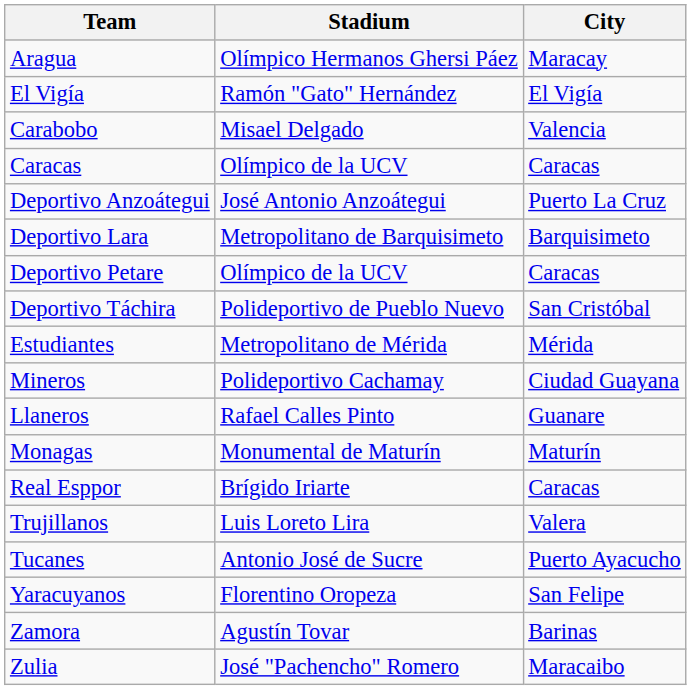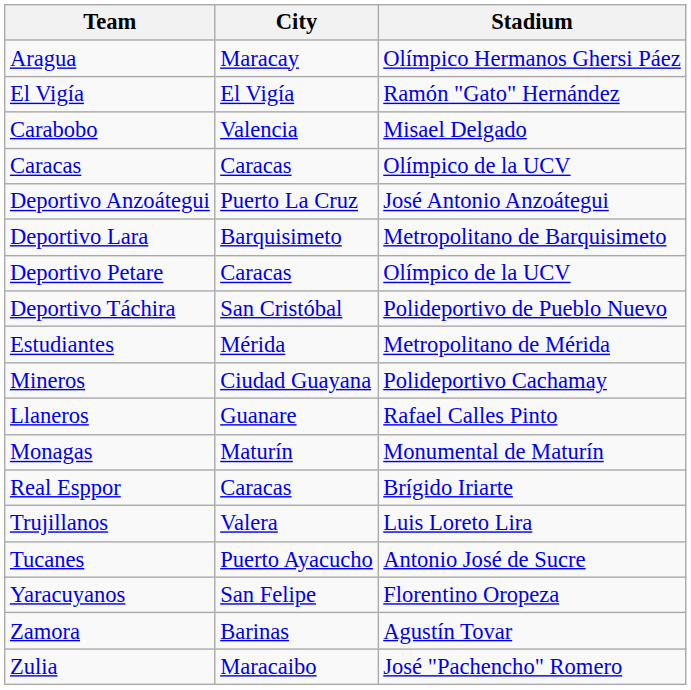columns swapped: (604, 22) <-> (369, 22)
